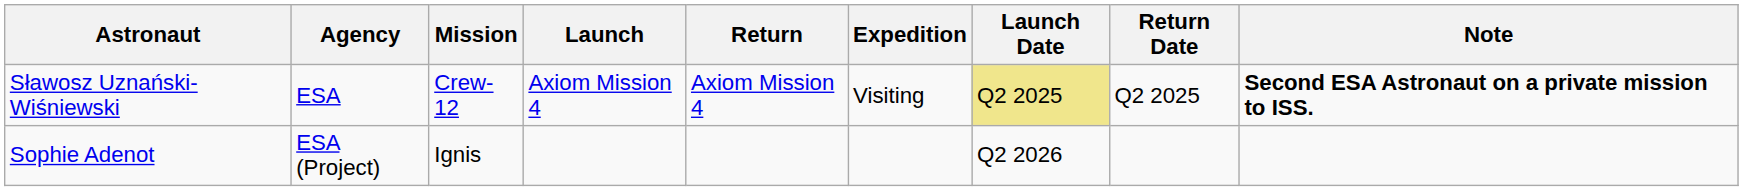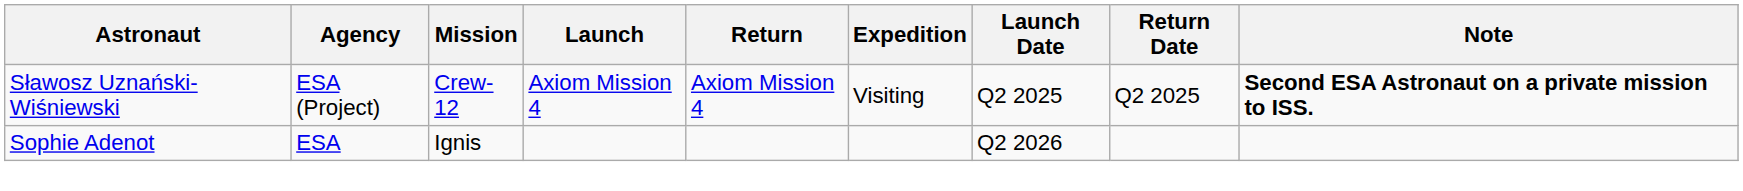(318, 94) ESA -> (338, 94) ESA (Project)
(1020, 94) khaki background -> (1020, 94) no background
(338, 155) ESA (Project) -> (318, 142) ESA
